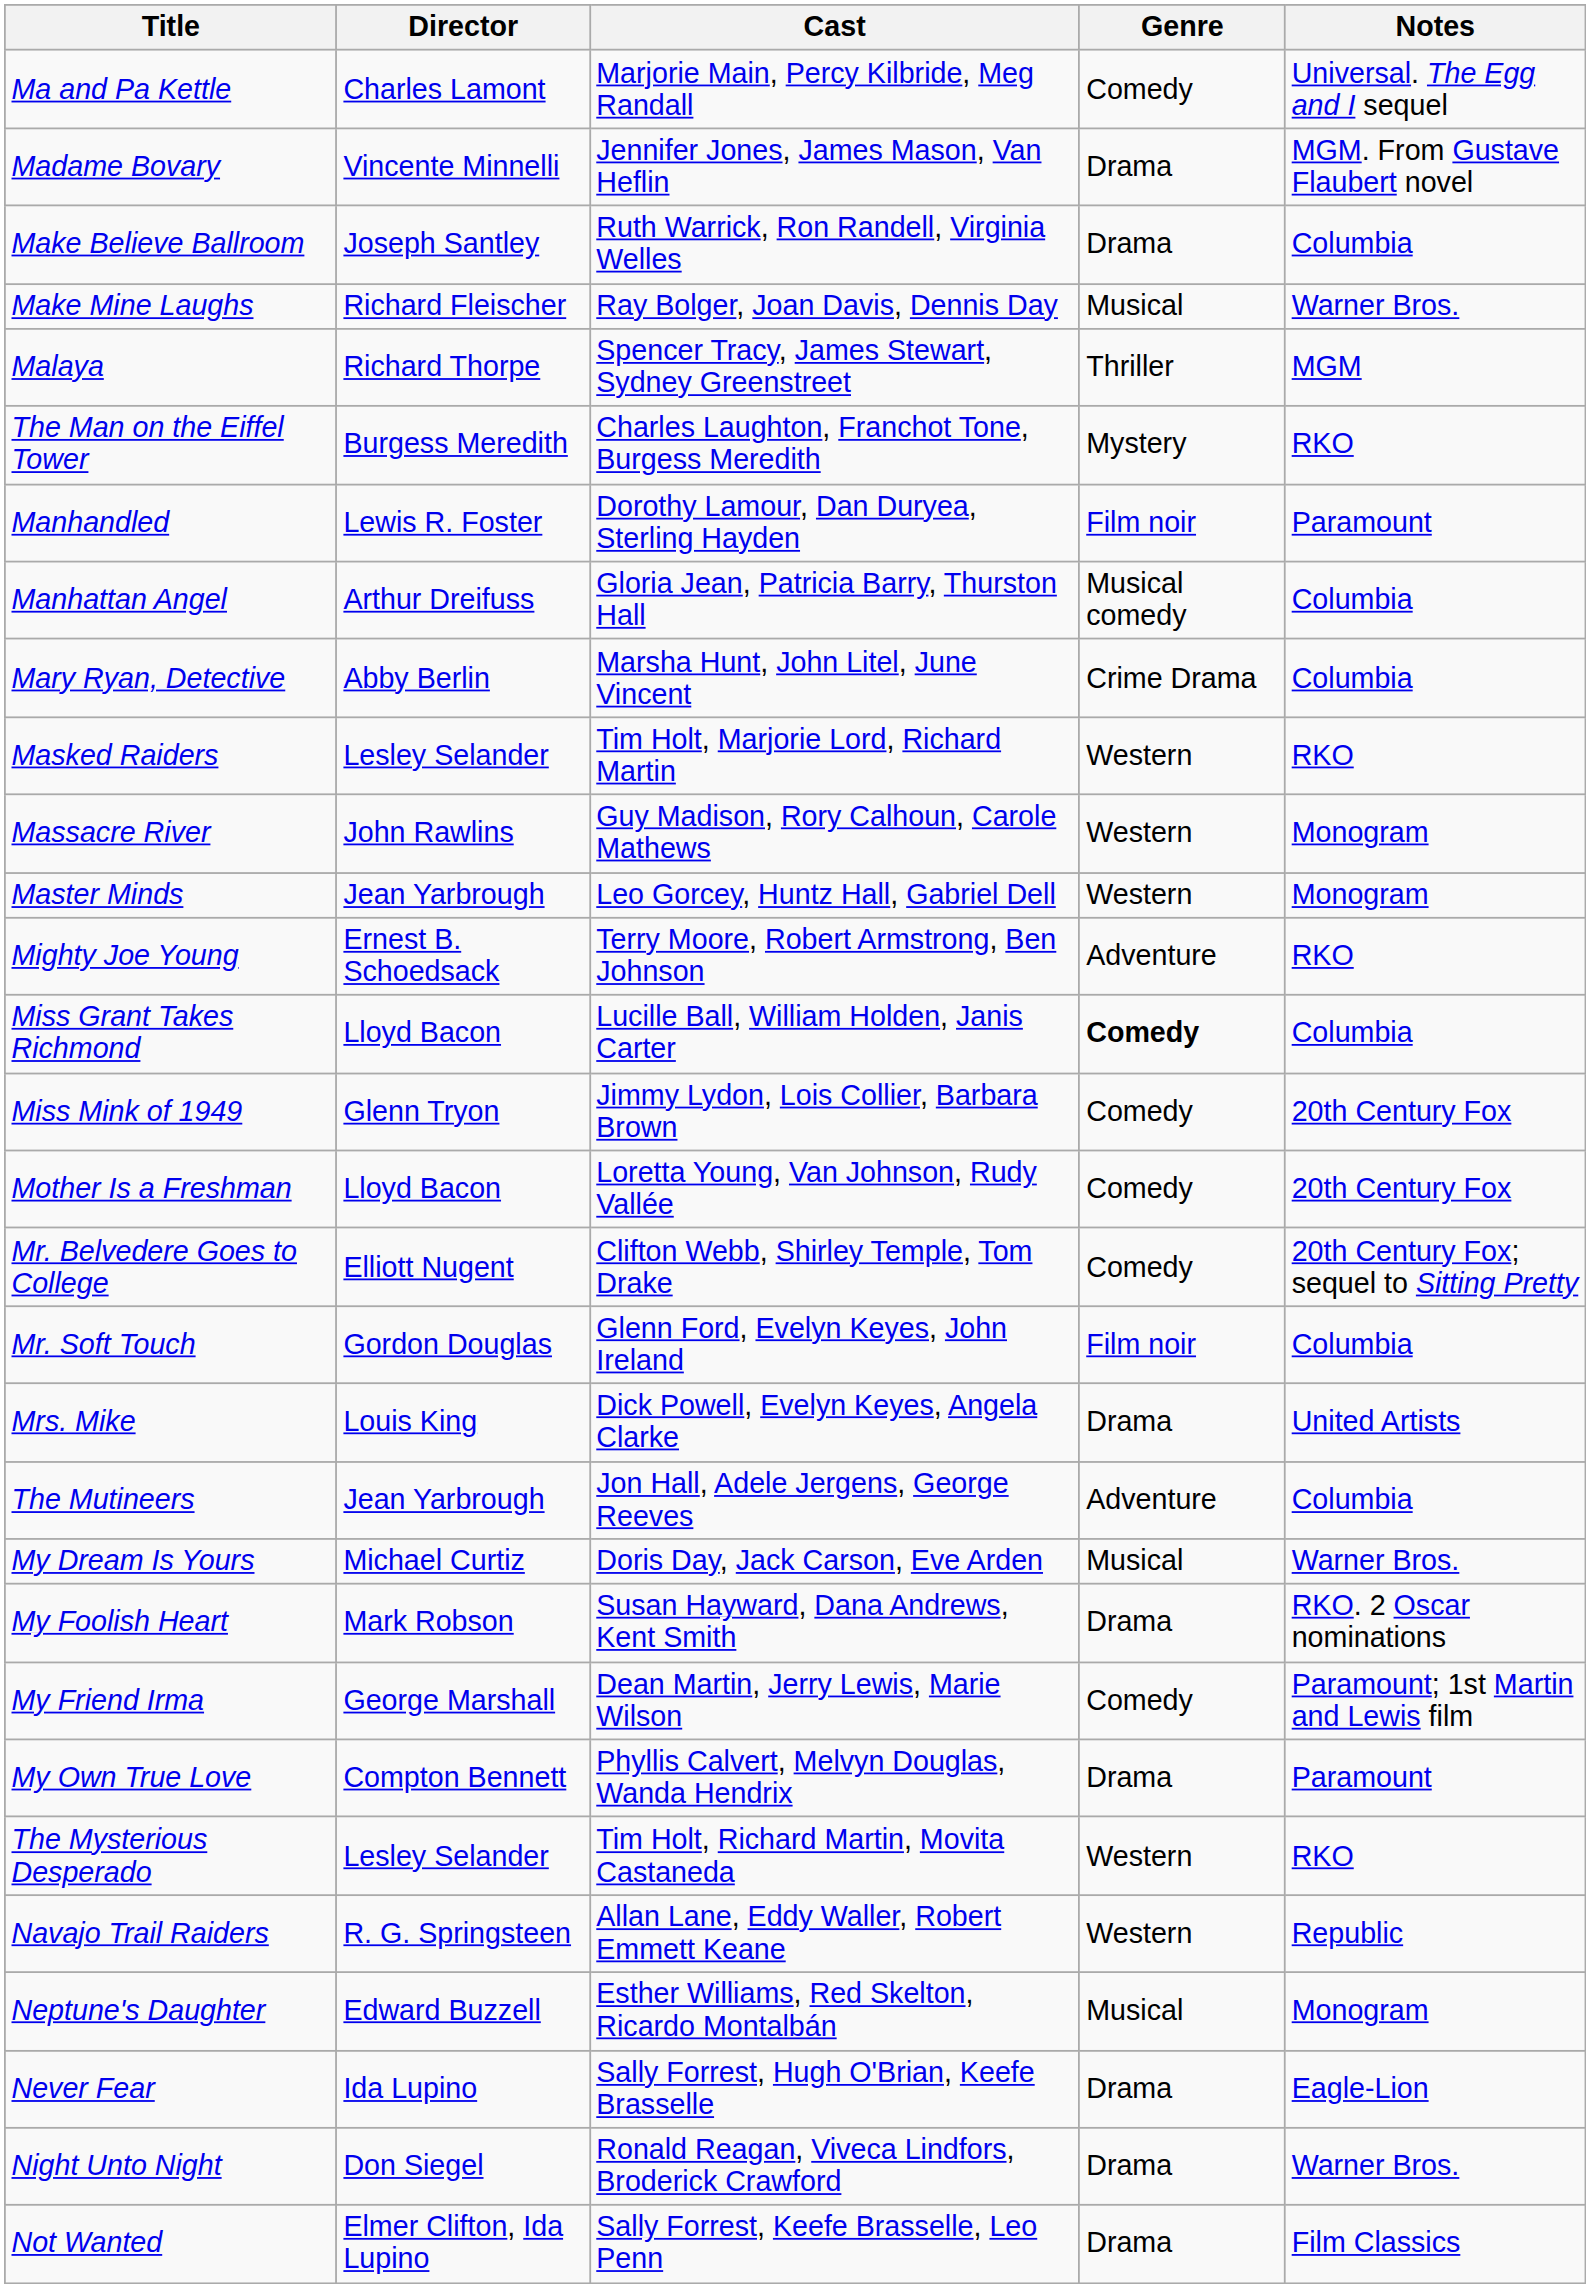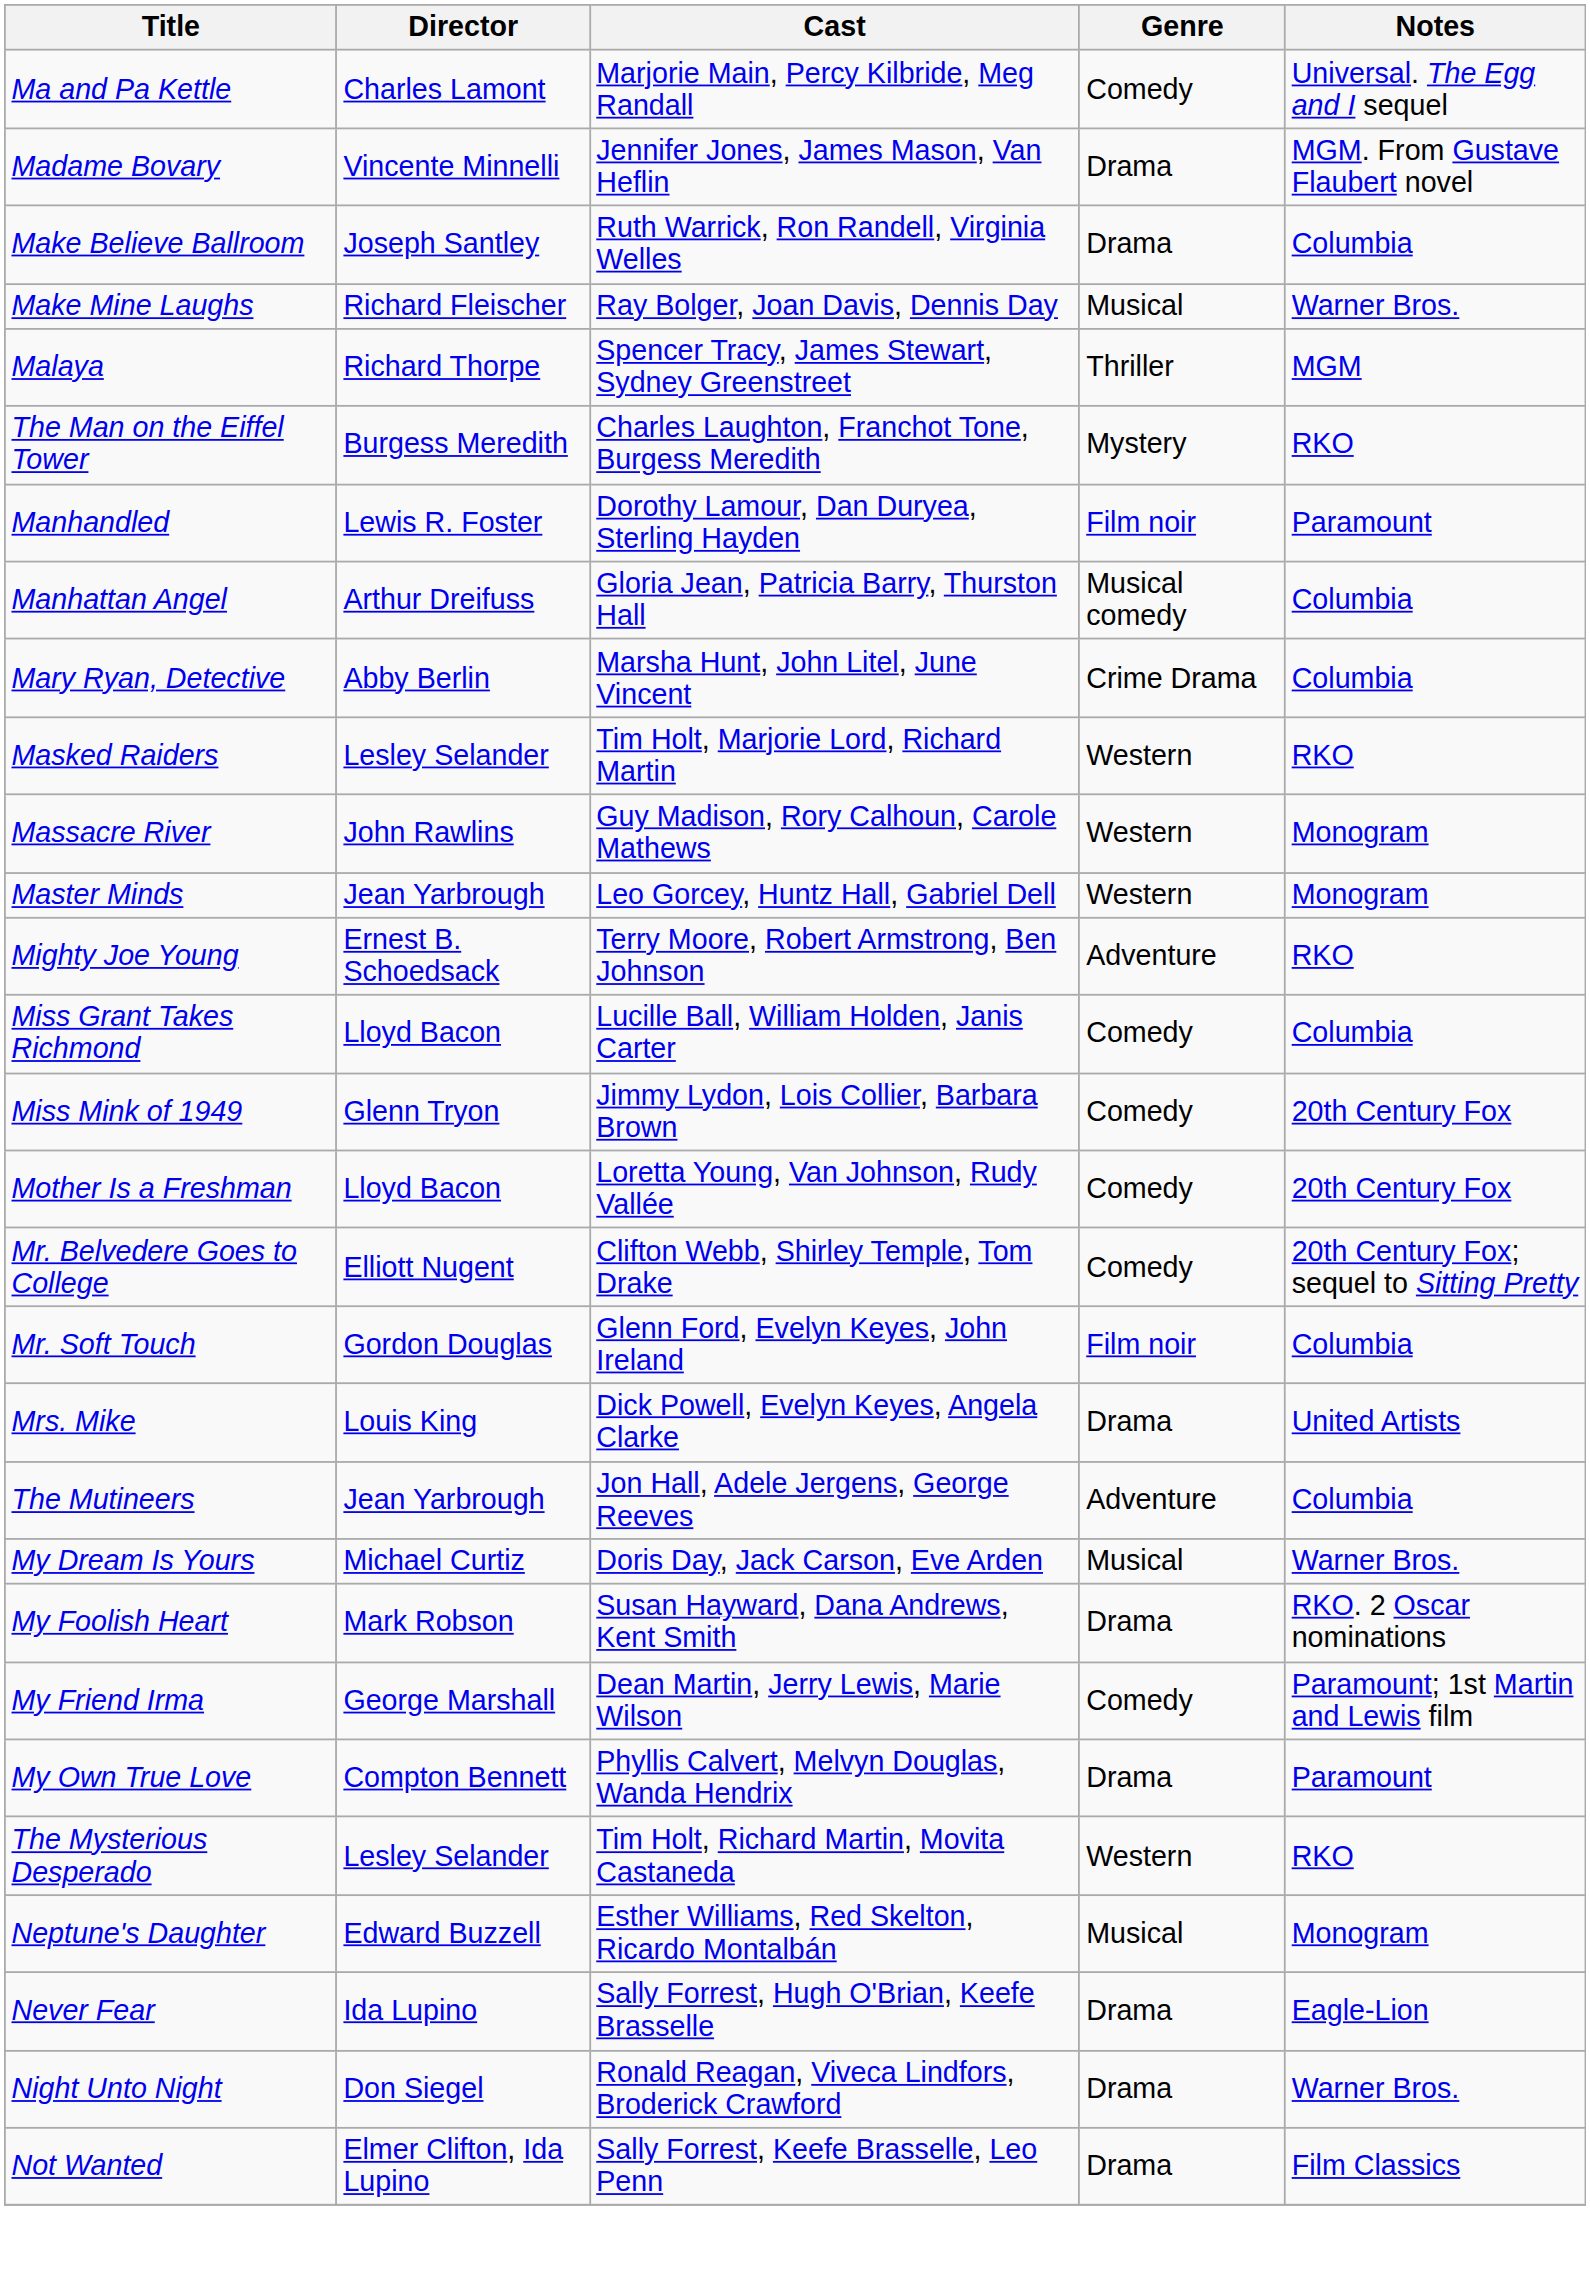(1143, 1033) bold -> (1140, 1033) normal
- row: (140, 1933)
